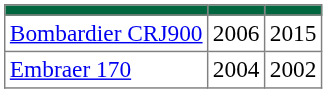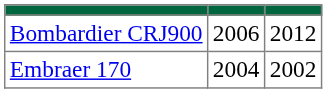(293, 32) 2015 -> (293, 32) 2012
